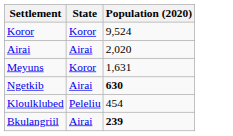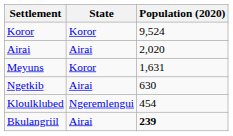(114, 85) bold -> (148, 85) normal
(85, 103) Peleliu -> (102, 103) Ngeremlengui
